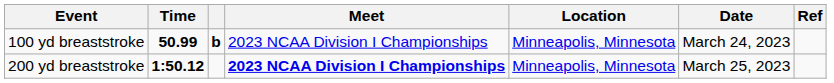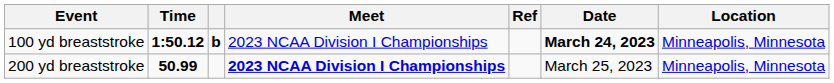columns swapped: (594, 16) <-> (810, 16)
(178, 41) 50.99 -> (178, 41) 1:50.12
(736, 41) normal -> (600, 41) bold
(178, 66) 1:50.12 -> (178, 66) 50.99
